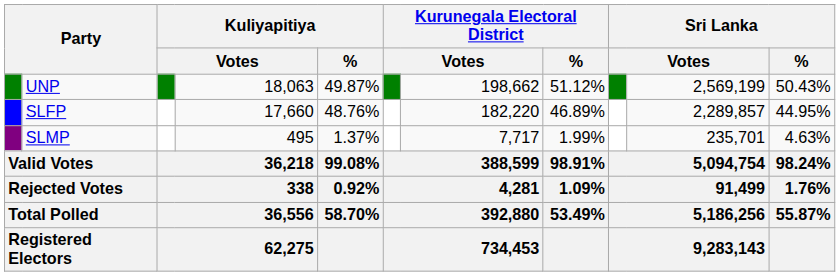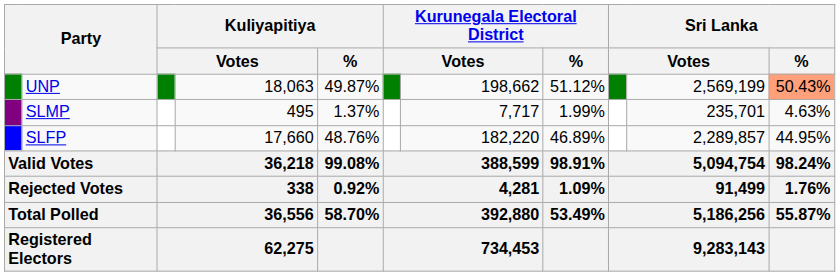(803, 86) no background -> (803, 86) lightsalmon background
rows swapped: (46, 112) <-> (48, 138)
